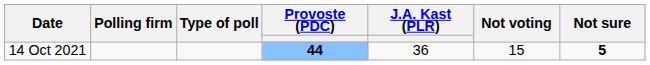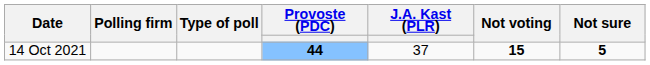(421, 51) 36 -> (421, 51) 37
(516, 51) normal -> (516, 51) bold
